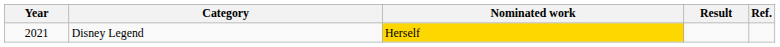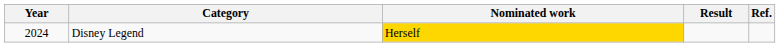(37, 32) 2021 -> (37, 32) 2024
